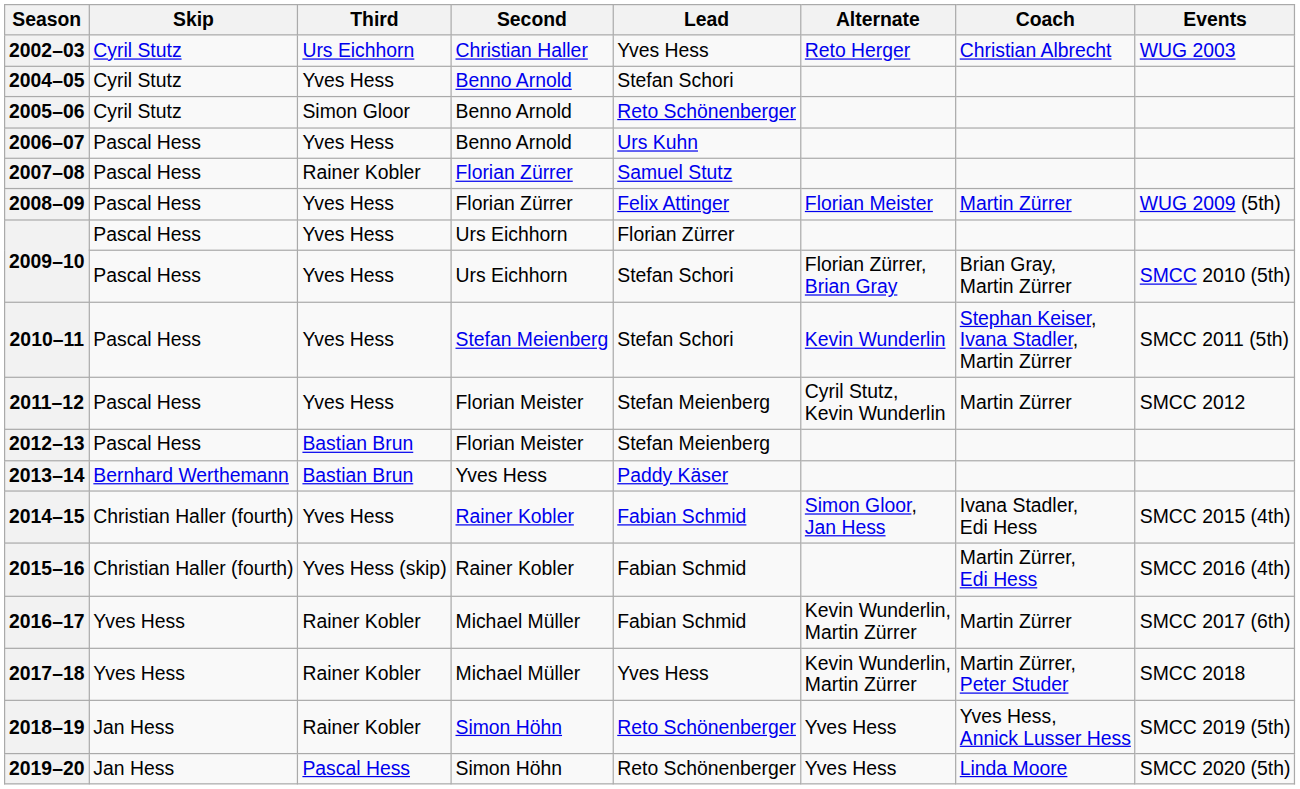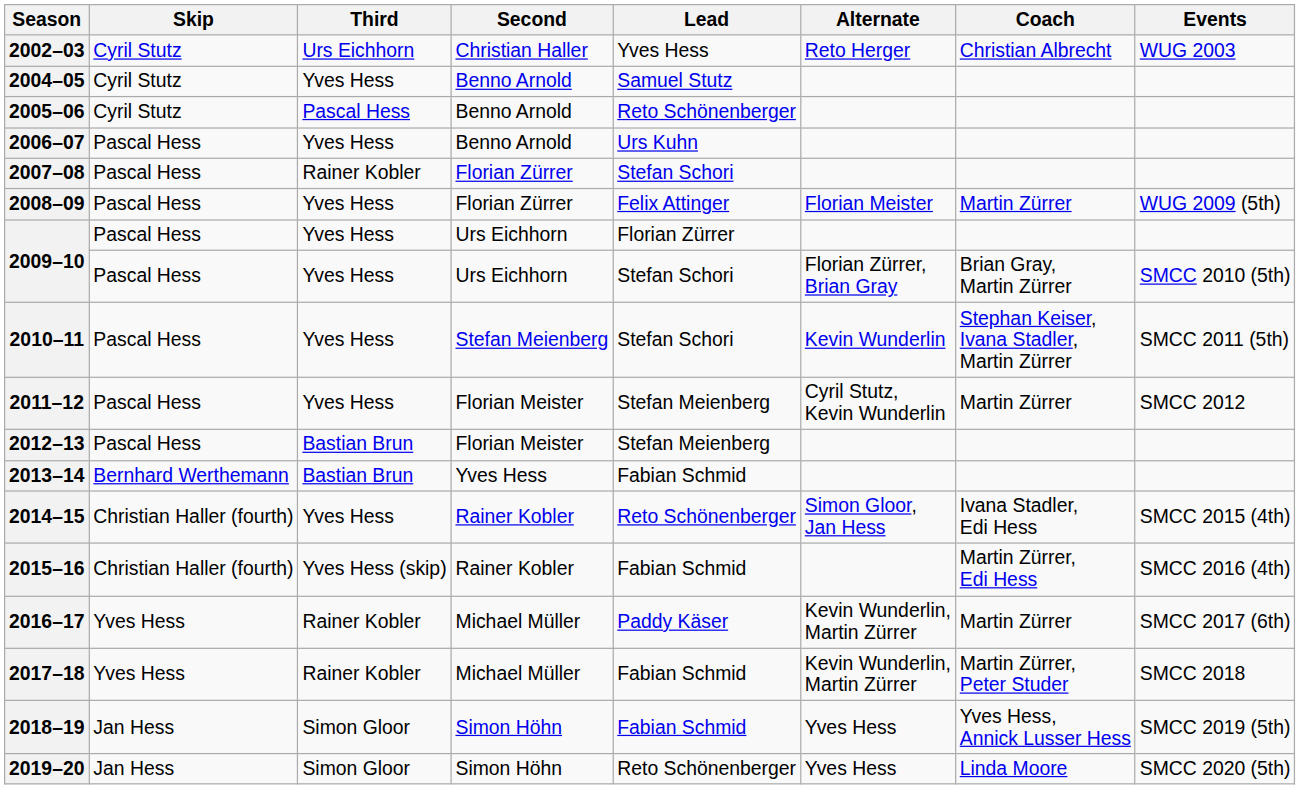(675, 81) Stefan Schori -> (675, 81) Samuel Stutz
(356, 111) Simon Gloor -> (356, 111) Pascal Hess
(675, 173) Samuel Stutz -> (675, 173) Stefan Schori
(673, 475) Paddy Käser -> (682, 475) Fabian Schmid
(682, 517) Fabian Schmid -> (707, 517) Reto Schönenberger
(682, 621) Fabian Schmid -> (673, 621) Paddy Käser
(663, 674) Yves Hess -> (682, 674) Fabian Schmid
(362, 726) Rainer Kobler -> (356, 726) Simon Gloor
(707, 726) Reto Schönenberger -> (682, 726) Fabian Schmid
(356, 768) Pascal Hess -> (356, 768) Simon Gloor
